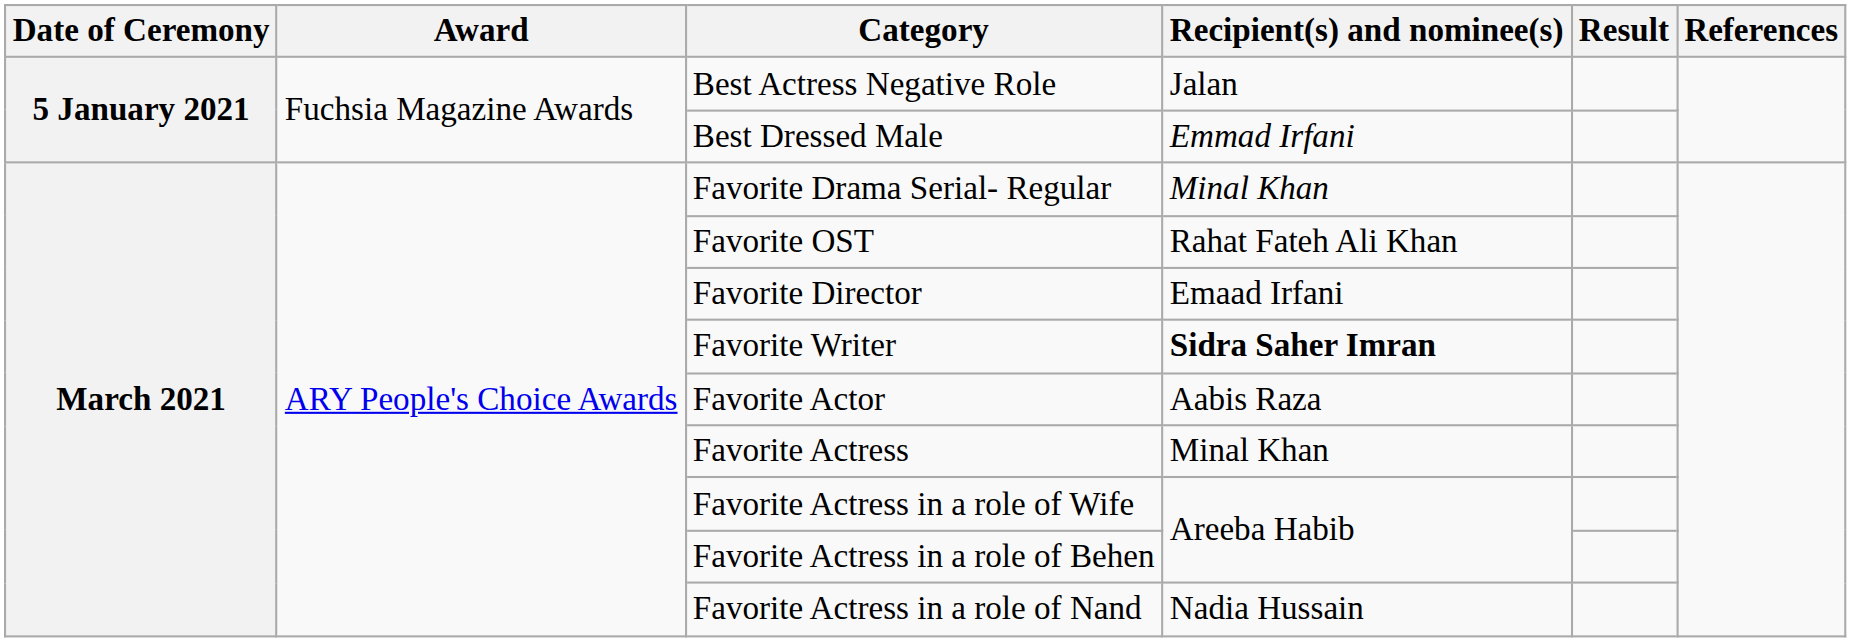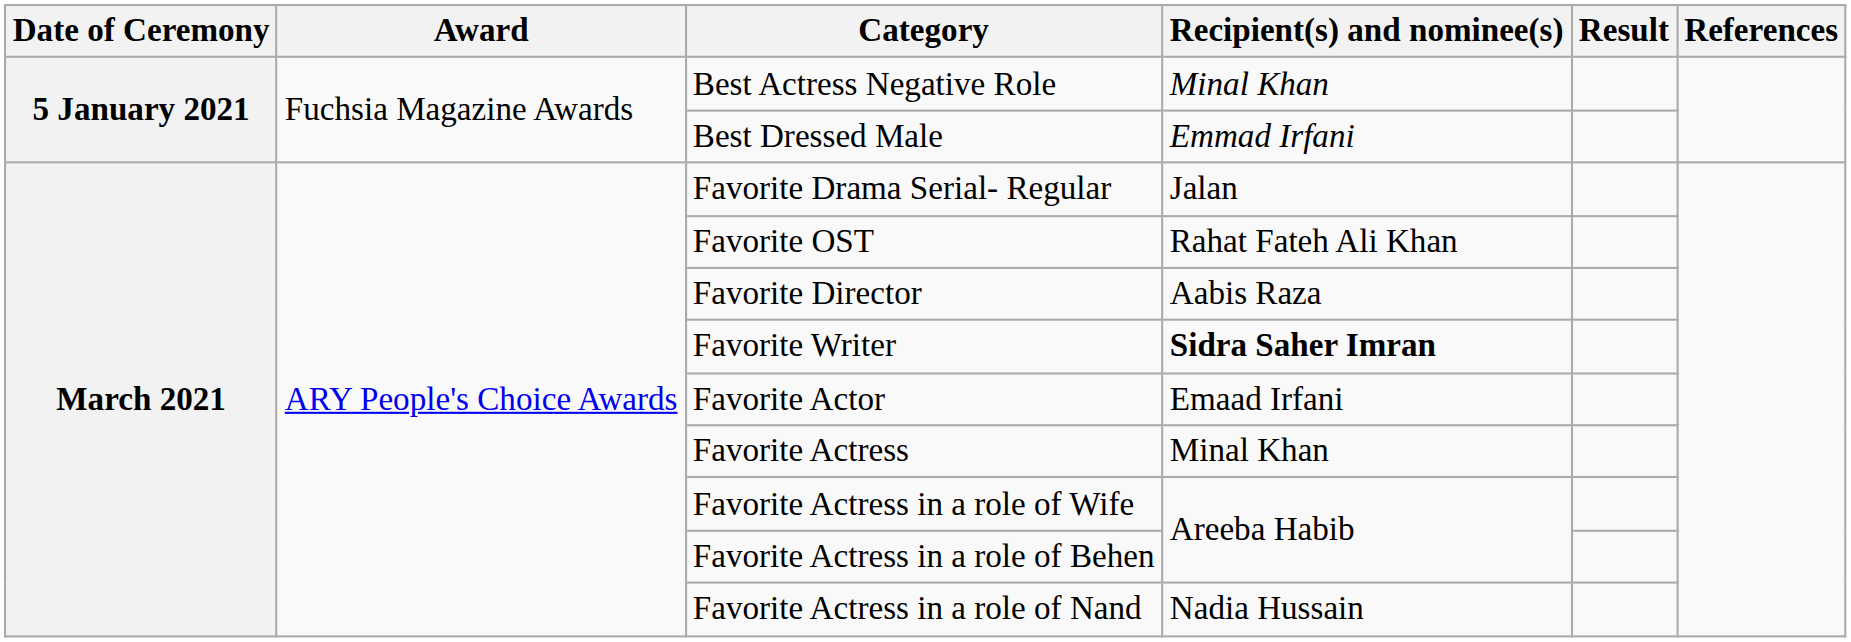(1204, 83) Jalan -> (1249, 83) Minal Khan
(1249, 188) Minal Khan -> (1204, 188) Jalan
(1257, 293) Emaad Irfani -> (1246, 293) Aabis Raza
(1246, 398) Aabis Raza -> (1257, 398) Emaad Irfani
